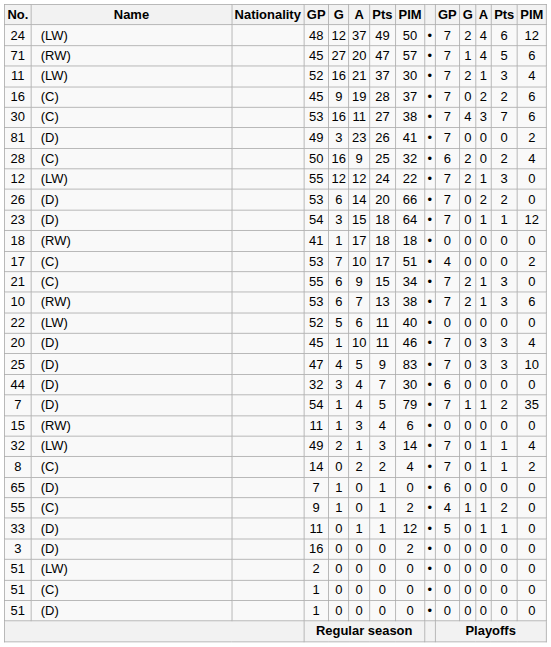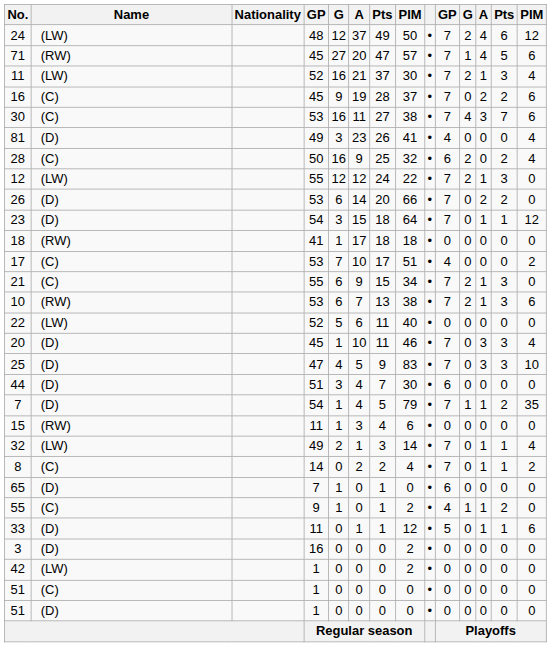(447, 138) 7 -> (447, 138) 4
(532, 138) 2 -> (532, 138) 4
(316, 384) 32 -> (316, 384) 51
(532, 528) 0 -> (532, 528) 6
- row: (18, 569)
+ row: (18, 569)
